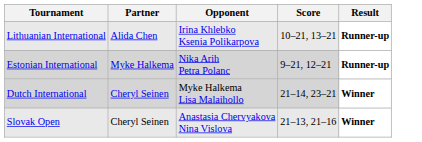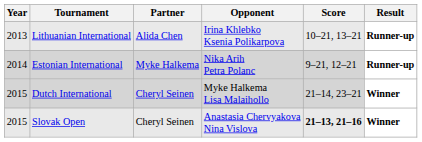+ column: (17, 13)
(308, 123) normal -> (334, 123) bold
